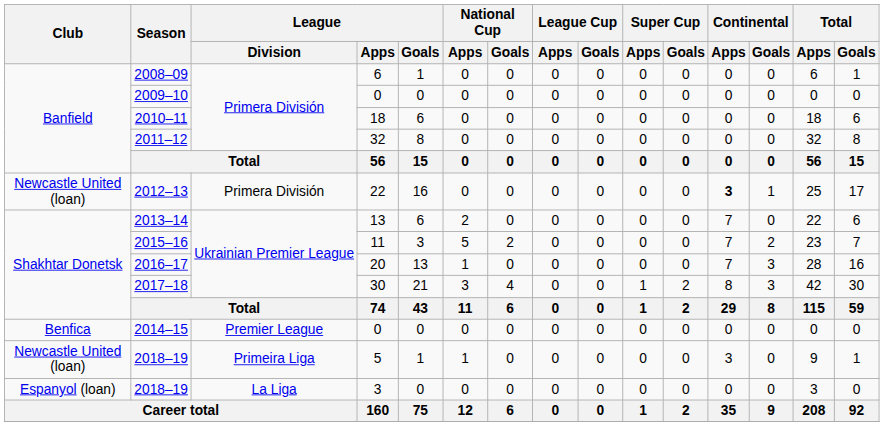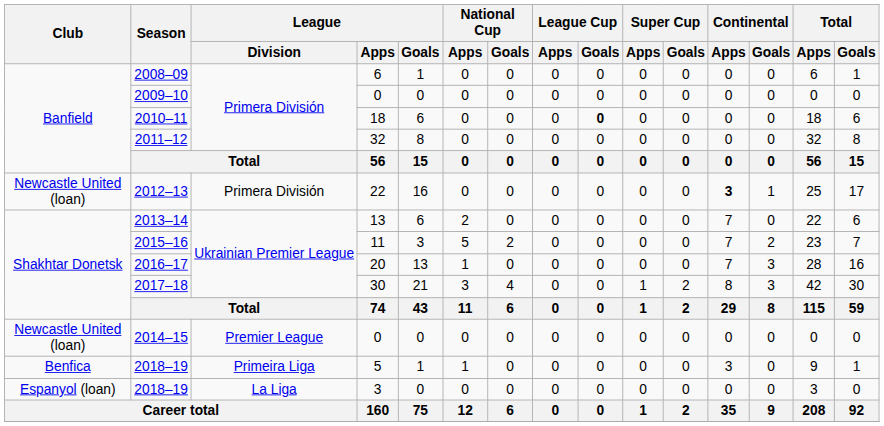(600, 118) normal -> (600, 118) bold
(68, 330) Benfica -> (68, 337) Newcastle United (loan)
(68, 359) Newcastle United (loan) -> (68, 367) Benfica
